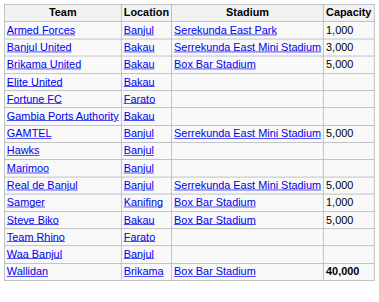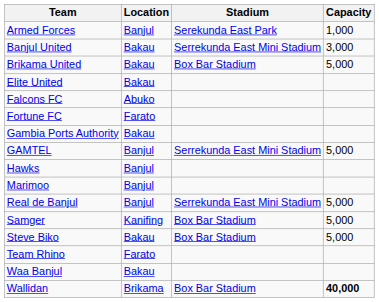+ row: (35, 99)
(340, 202) 1,000 -> (340, 220) 5,000
(139, 254) Banjul -> (139, 271) Bakau
